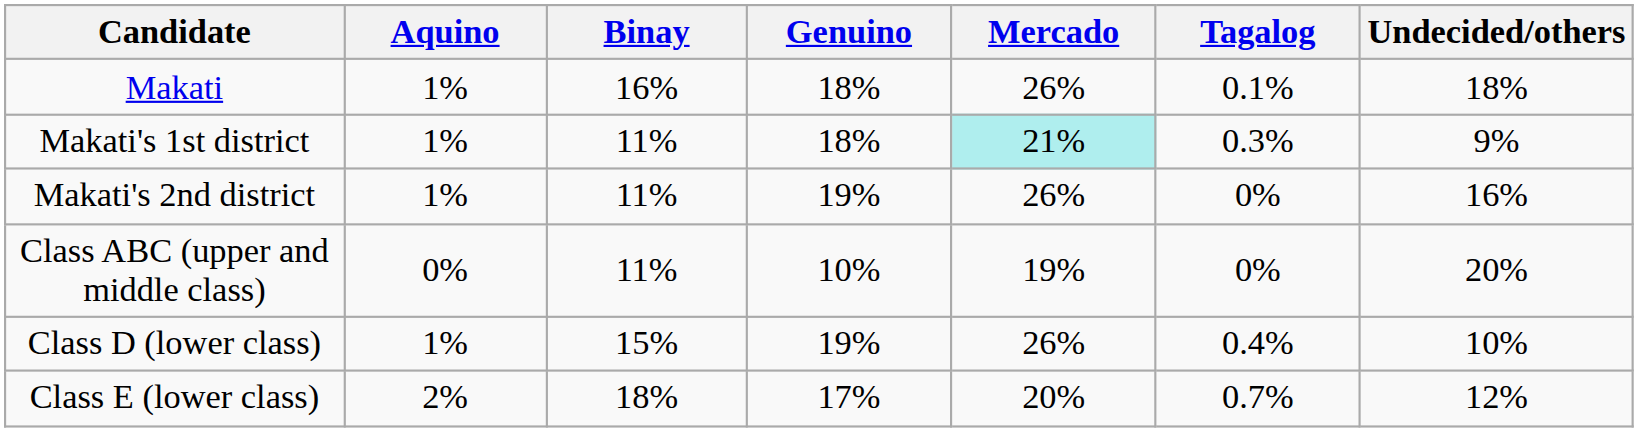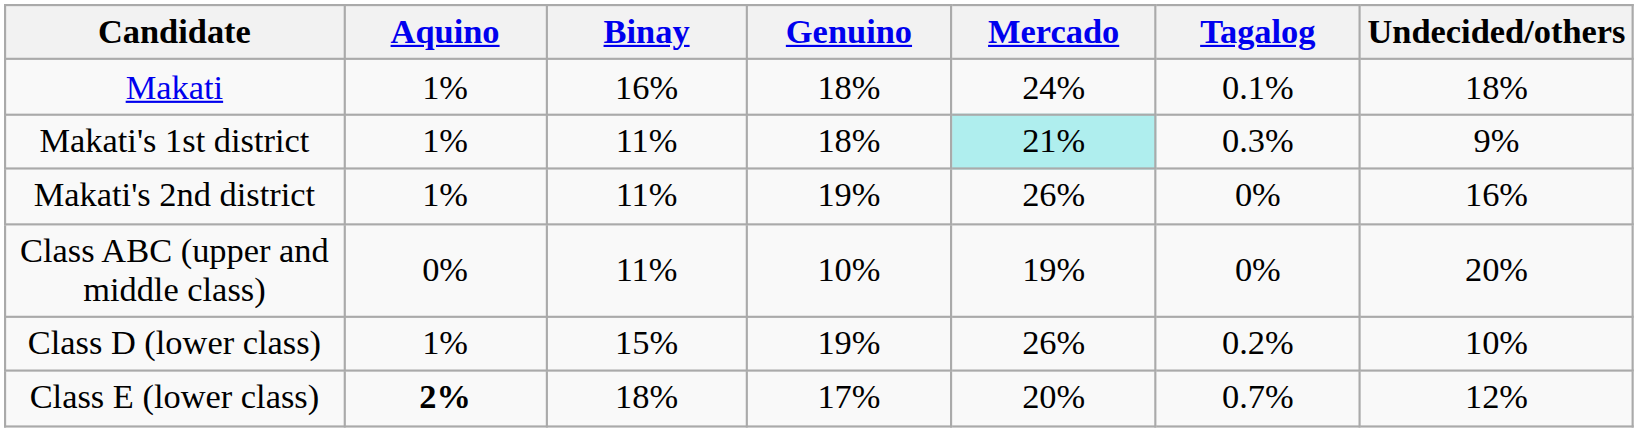(1054, 86) 26% -> (1054, 86) 24%
(1258, 343) 0.4% -> (1258, 343) 0.2%
(445, 397) normal -> (445, 397) bold
